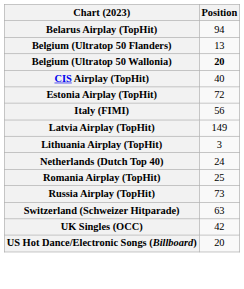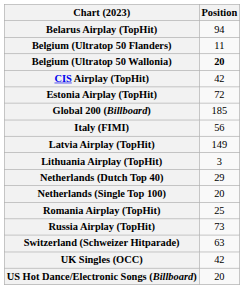(219, 45) 13 -> (219, 45) 11
(219, 78) 40 -> (219, 78) 42
+ row: (102, 111)
(219, 161) 24 -> (219, 177) 29
+ row: (102, 194)
